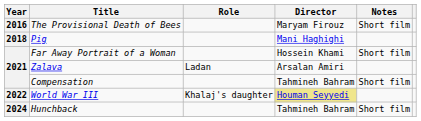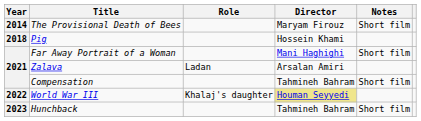(17, 25) 2016 -> (17, 25) 2014
(310, 39) Mani Haghighi -> (310, 39) Hossein Khami
(310, 53) Hossein Khami -> (310, 53) Mani Haghighi
(17, 109) 2024 -> (17, 109) 2023
